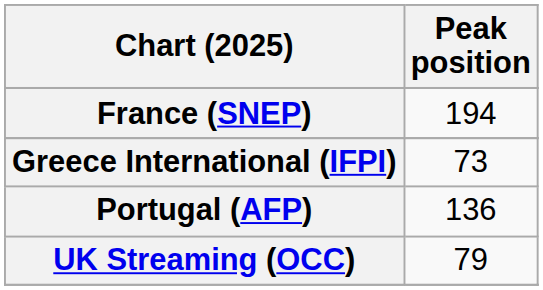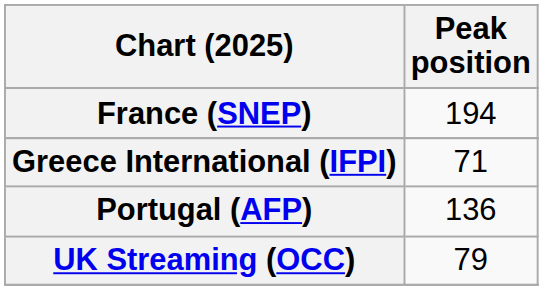(471, 161) 73 -> (471, 161) 71
